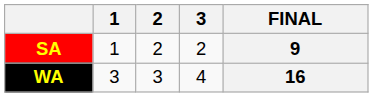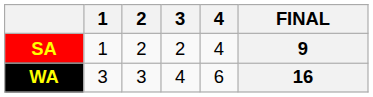+ column: (219, 19)
